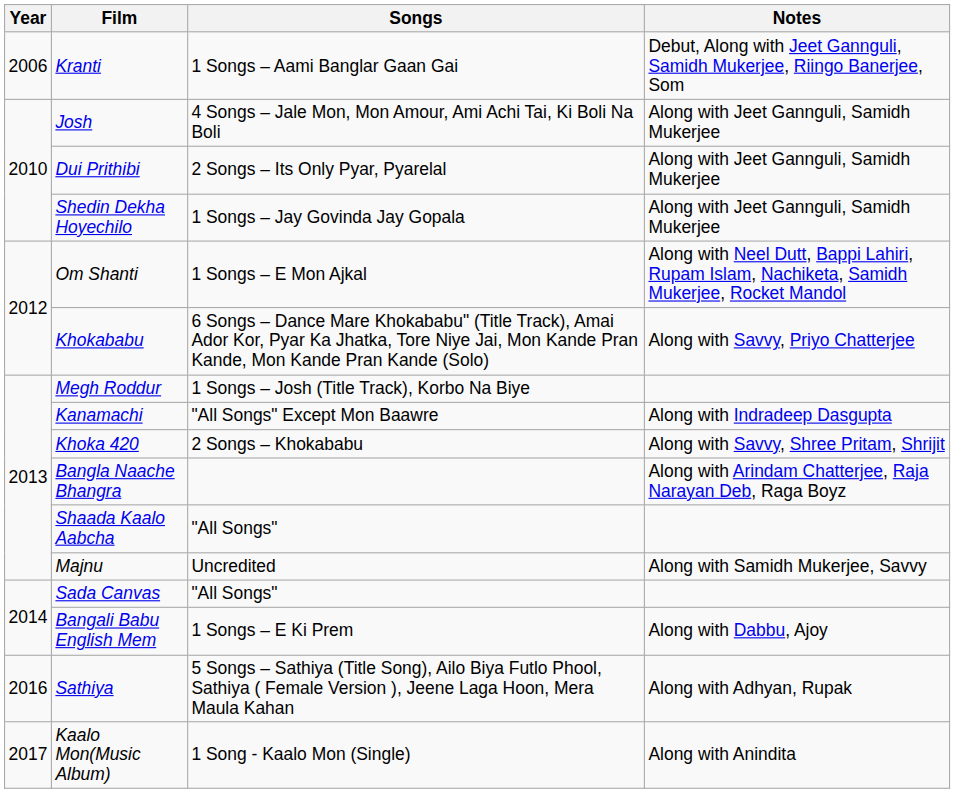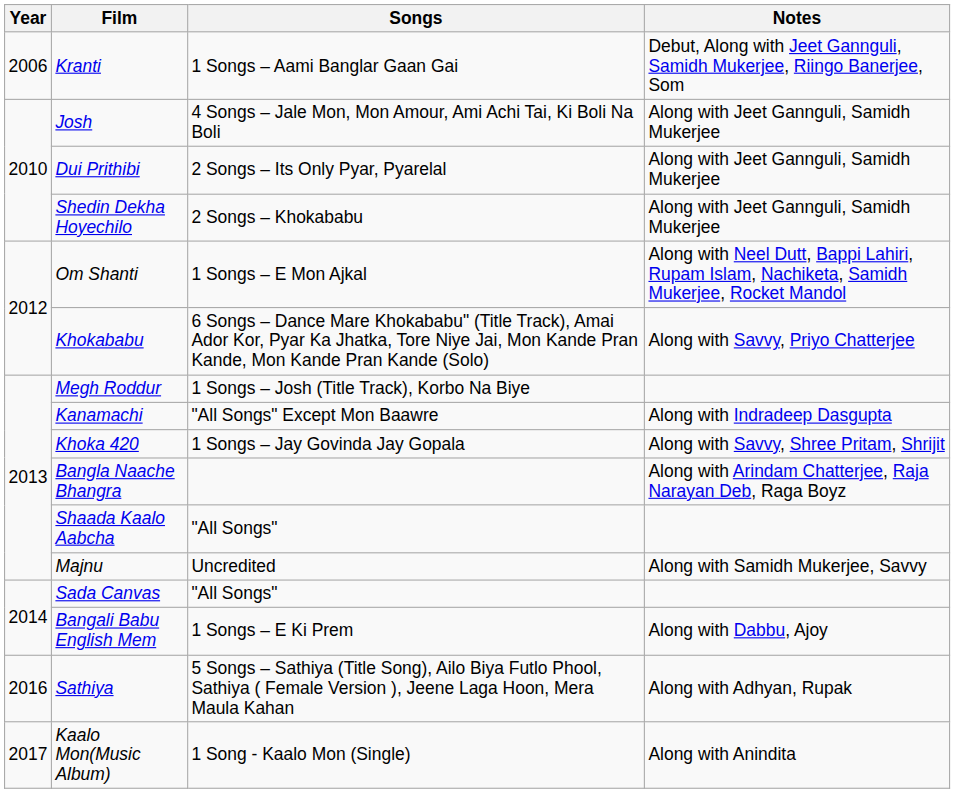(328, 217) 1 Songs – Jay Govinda Jay Gopala -> (277, 217) 2 Songs – Khokababu
(277, 443) 2 Songs – Khokababu -> (328, 443) 1 Songs – Jay Govinda Jay Gopala
